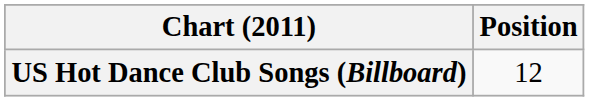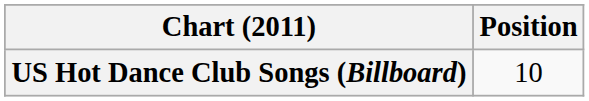(529, 72) 12 -> (529, 72) 10
